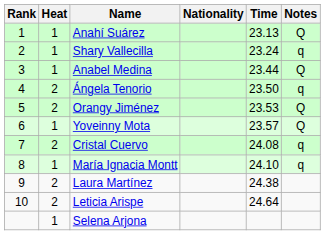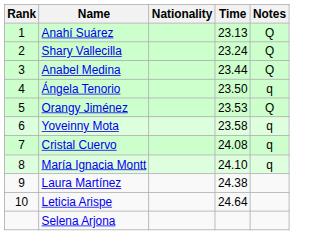- column: (54, 14)
(301, 51) q -> (270, 51) Q
(264, 127) 23.57 -> (233, 127) 23.58
(301, 127) Q -> (270, 127) q
